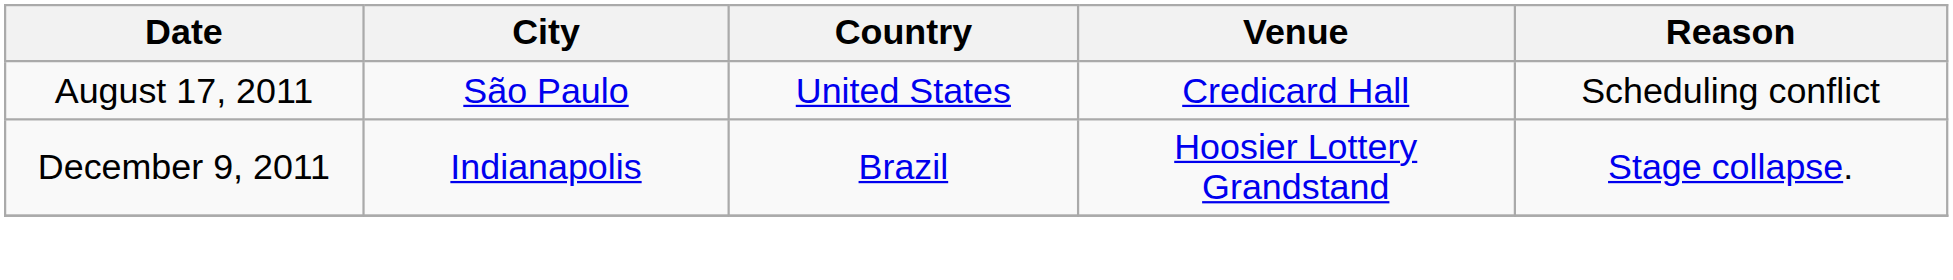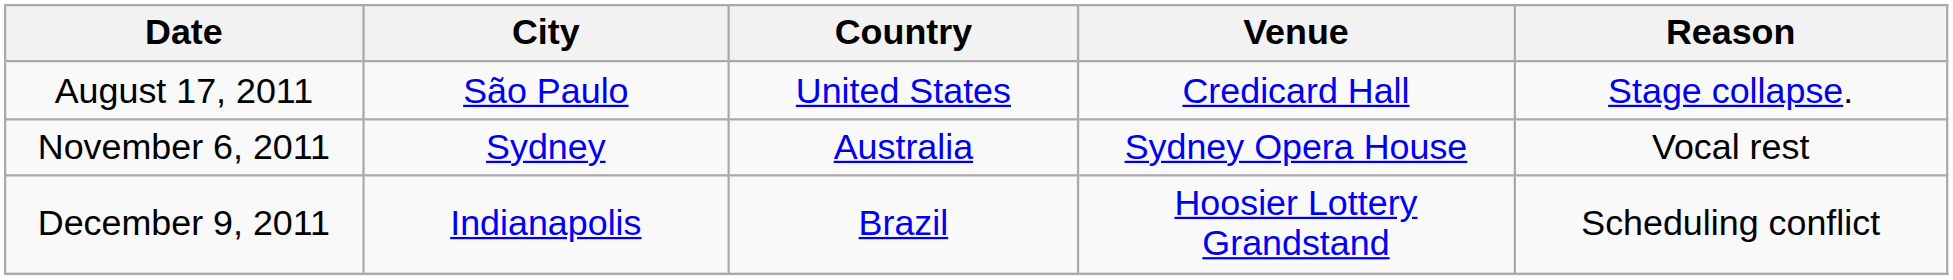(1731, 89) Scheduling conflict -> (1731, 89) Stage collapse.
+ row: (184, 146)
(1731, 166) Stage collapse. -> (1731, 223) Scheduling conflict
